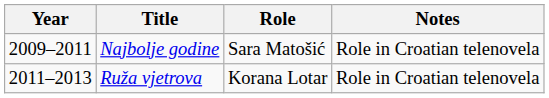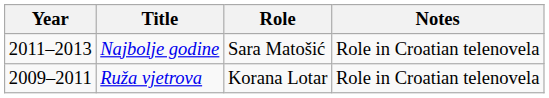(50, 48) 2009–2011 -> (50, 48) 2011–2013
(50, 78) 2011–2013 -> (50, 78) 2009–2011
